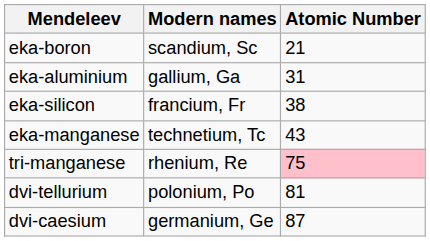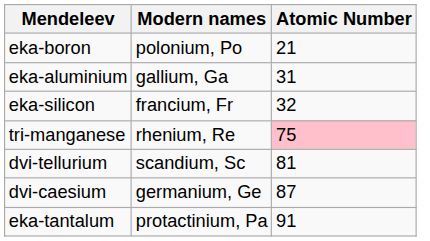(203, 47) scandium, Sc -> (189, 47) polonium, Po
(295, 105) 38 -> (286, 105) 32
- row: (74, 134)
(201, 192) polonium, Po -> (191, 163) scandium, Sc
+ row: (61, 221)
